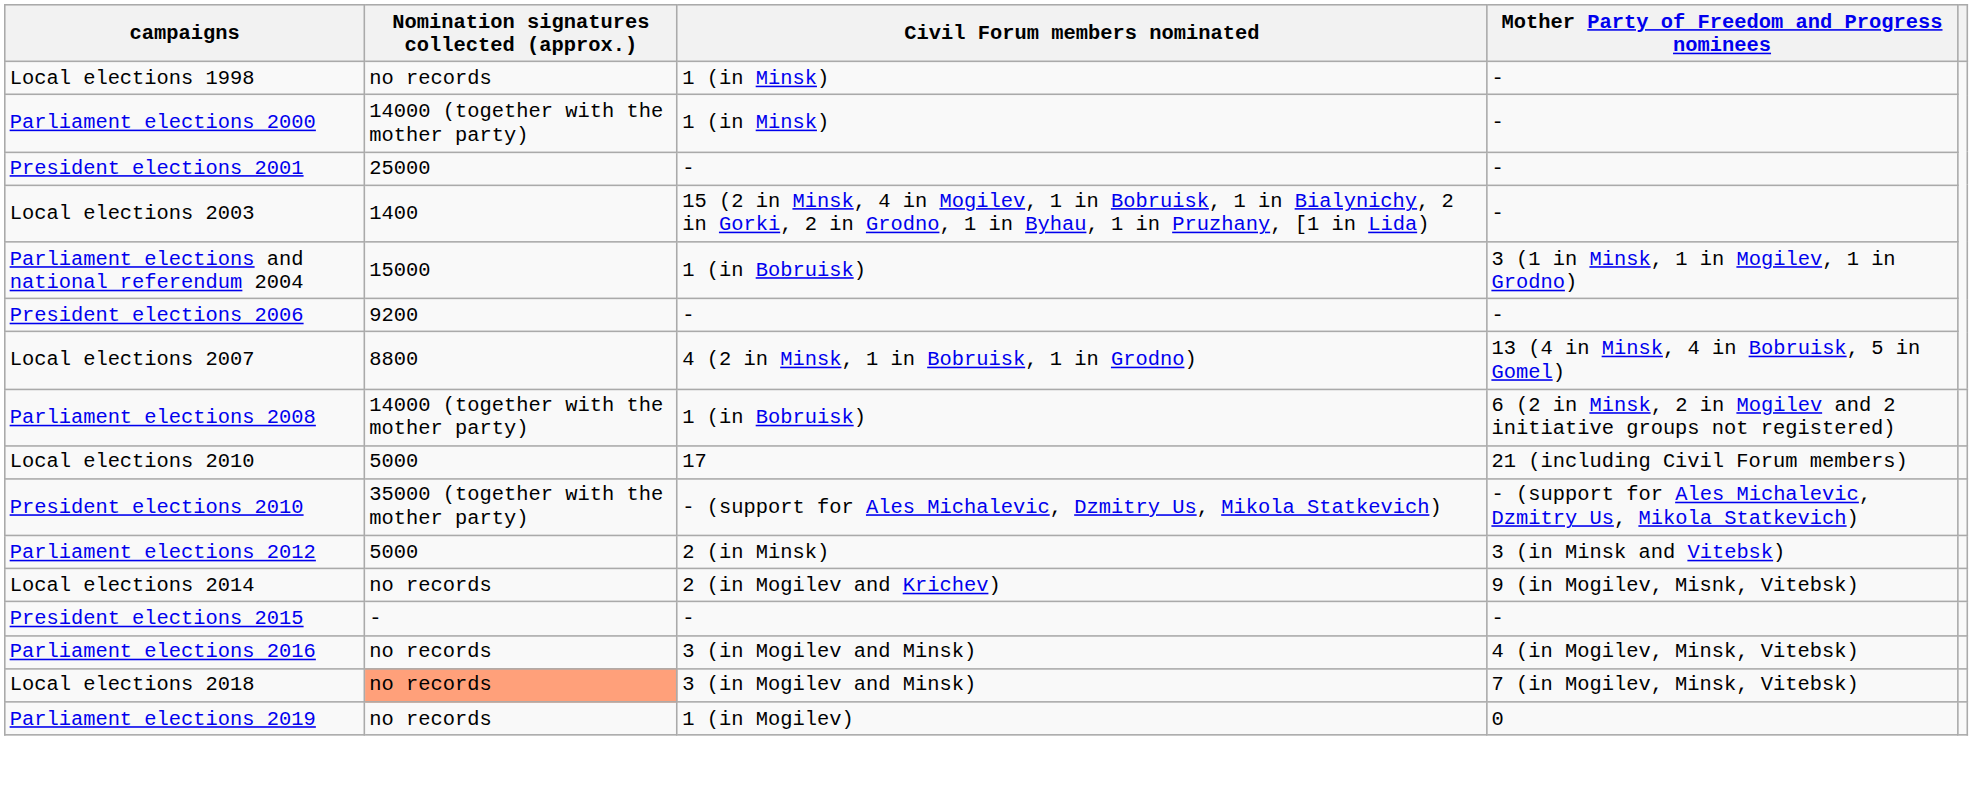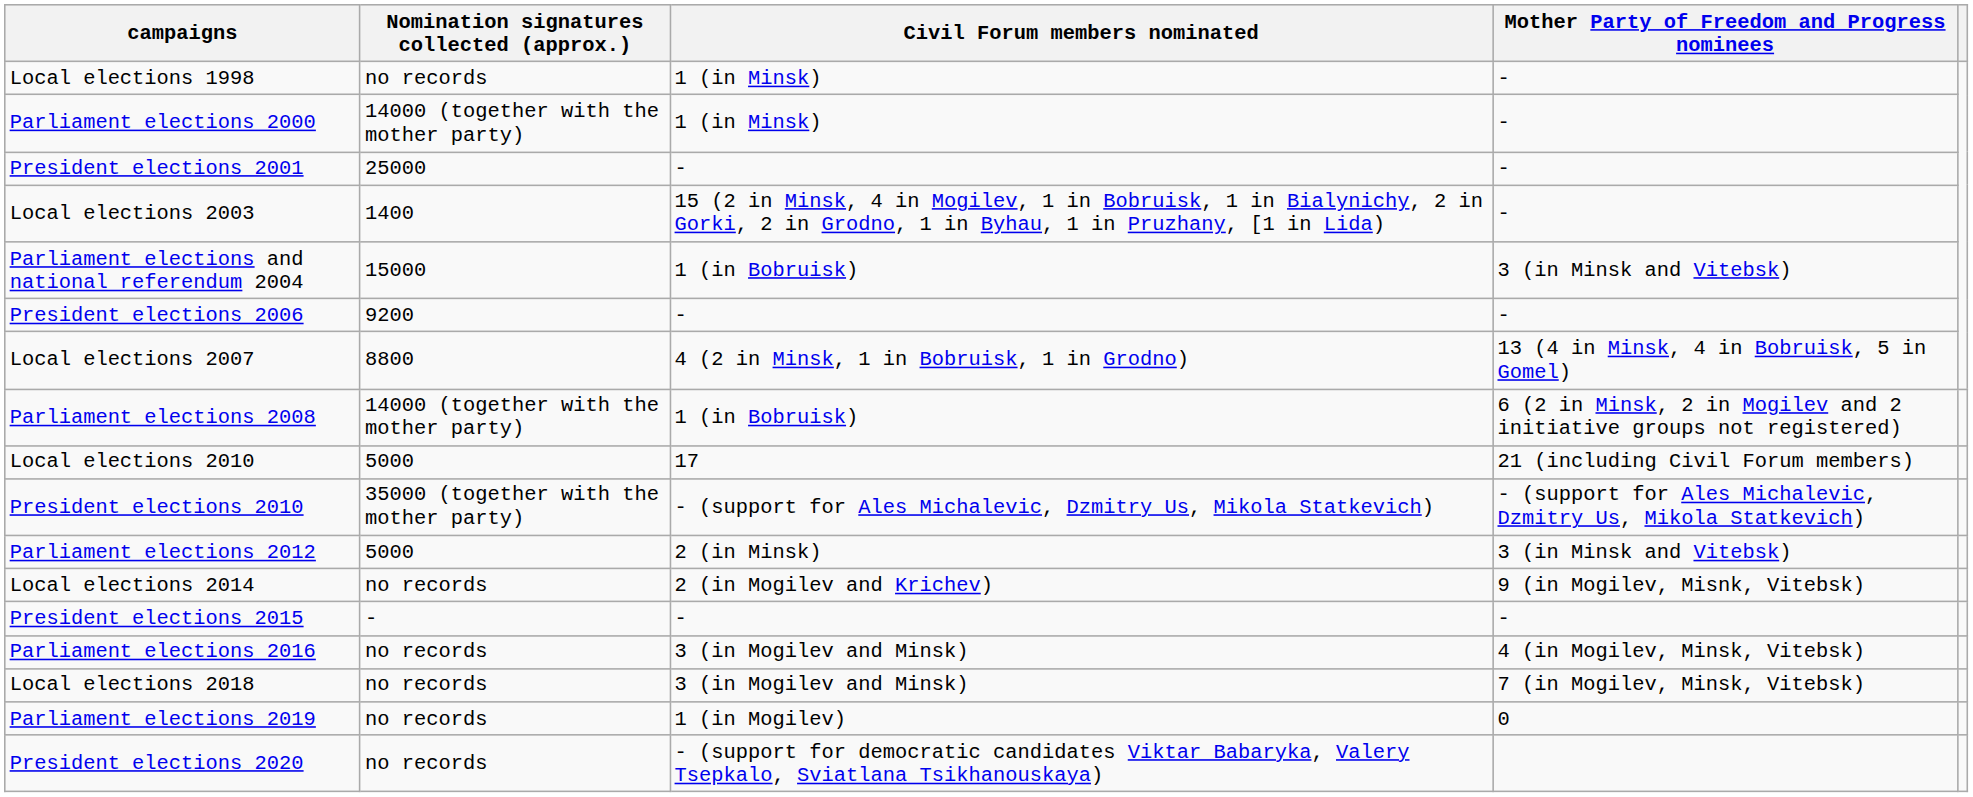(1694, 270) 3 (1 in Minsk, 1 in Mogilev, 1 in Grodno) -> (1644, 270) 3 (in Minsk and Vitebsk)
(430, 685) lightsalmon background -> (426, 685) no background
+ row: (157, 764)
